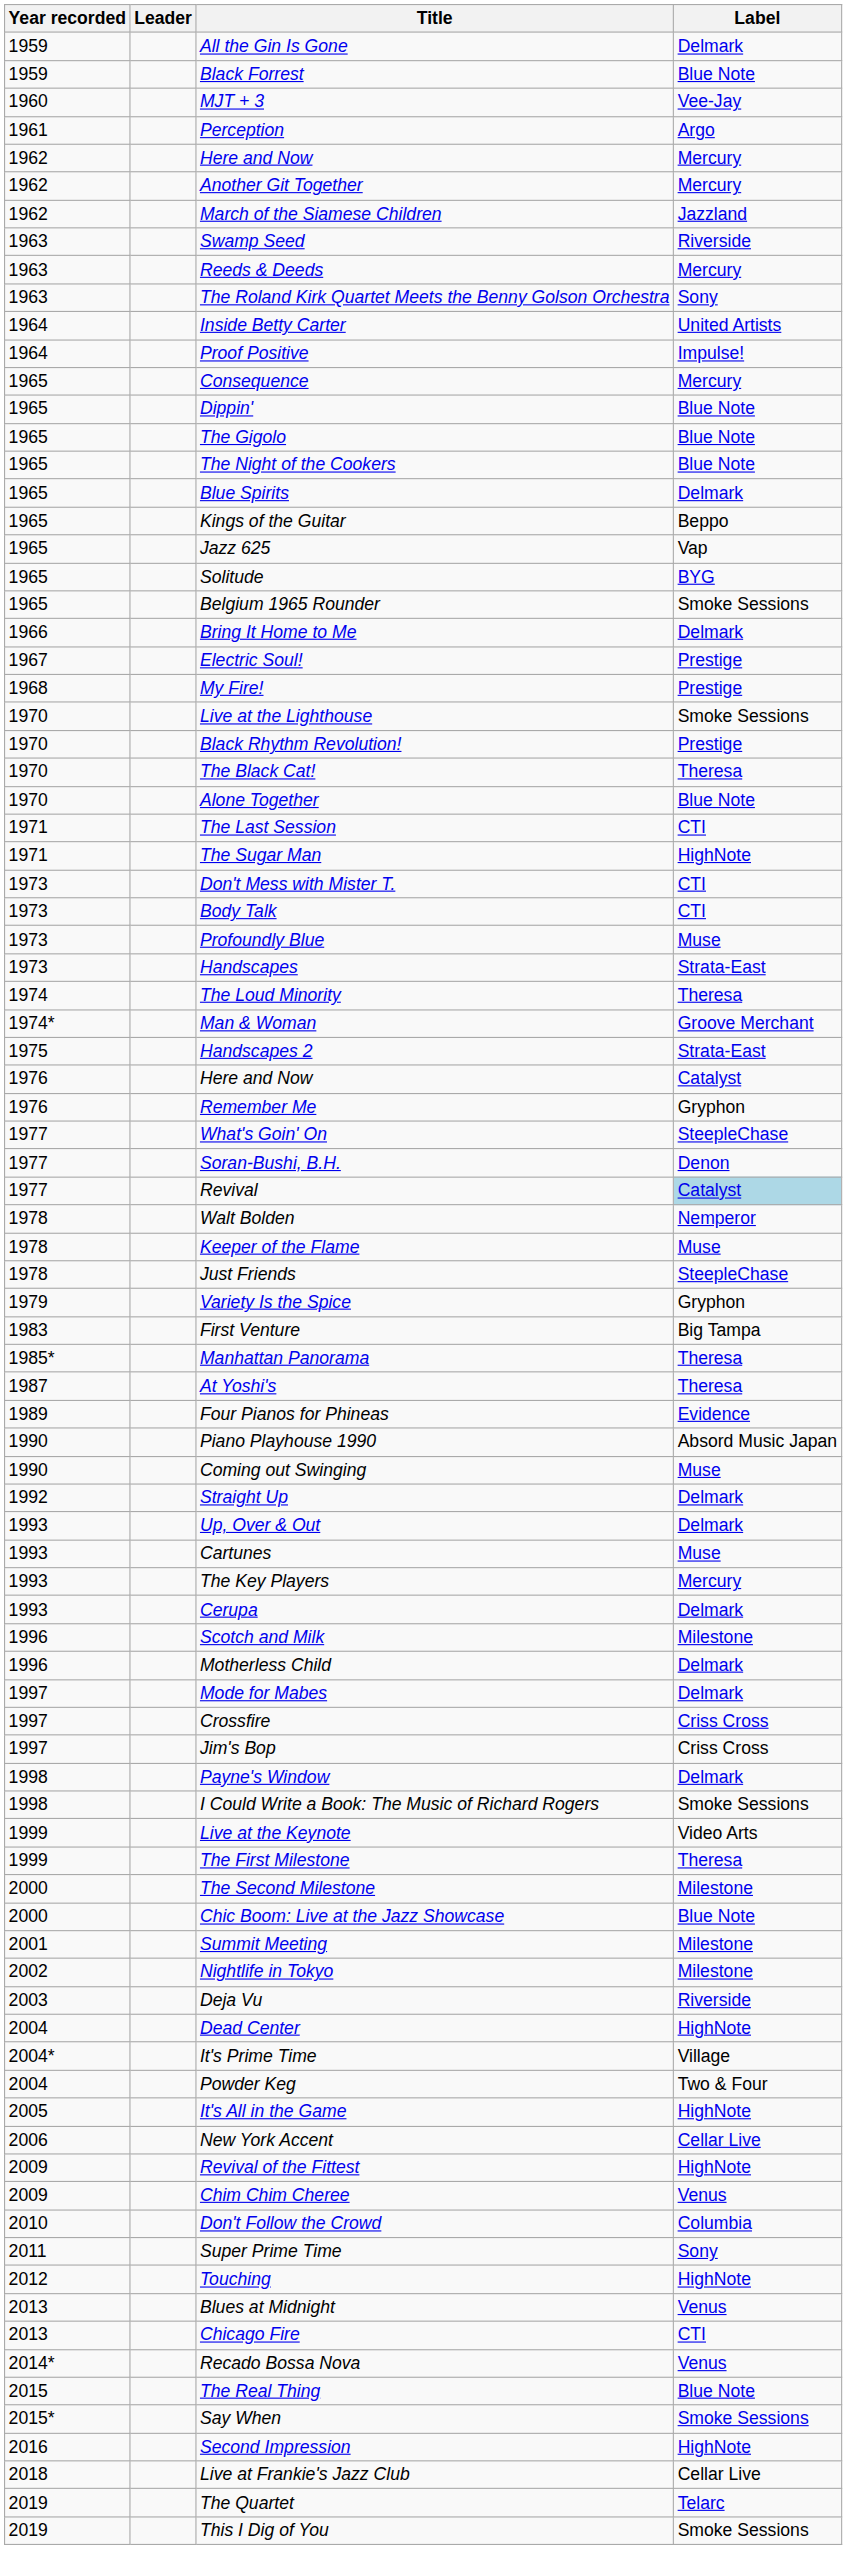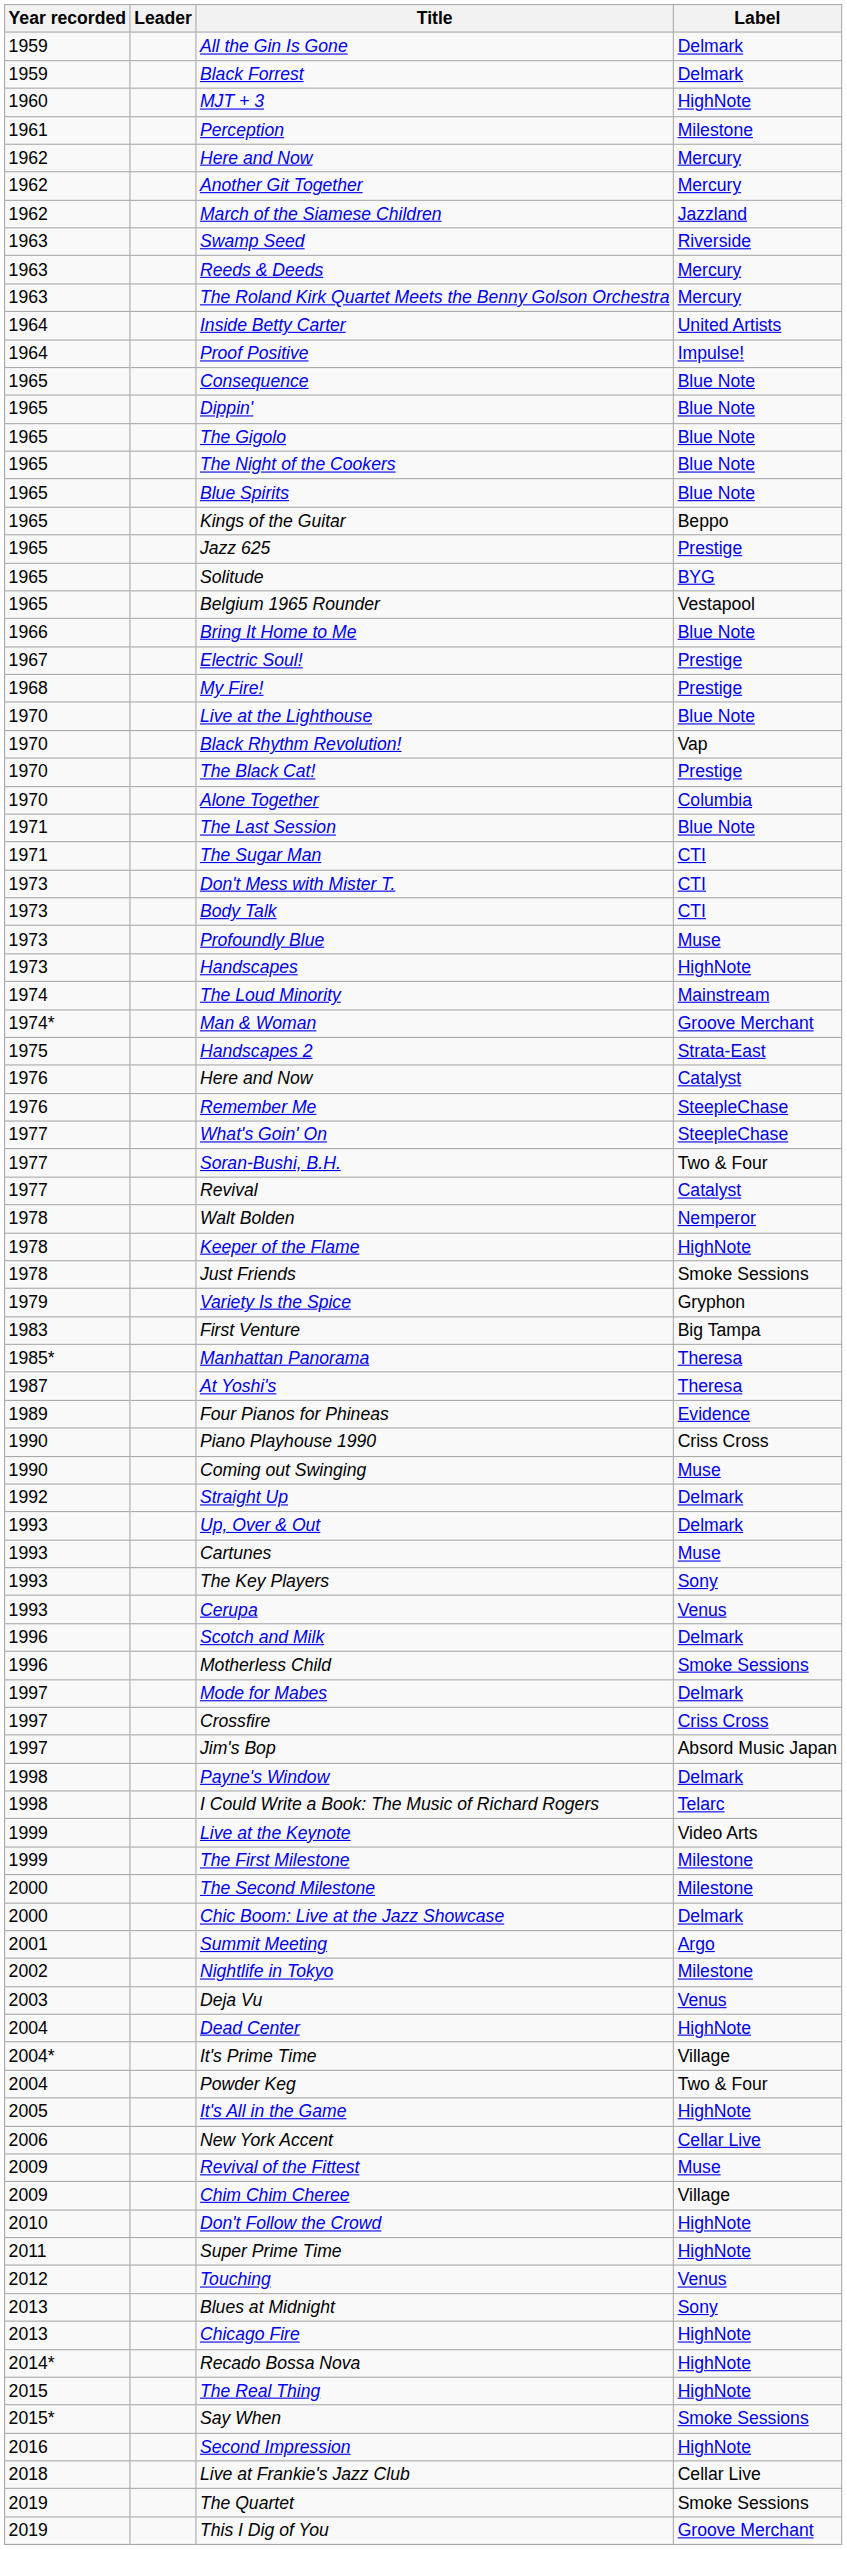(716, 74) Blue Note -> (710, 74) Delmark
(709, 102) Vee-Jay -> (714, 102) HighNote
(696, 130) Argo -> (715, 130) Milestone
(698, 297) Sony -> (709, 297) Mercury
(709, 381) Mercury -> (716, 381) Blue Note
(710, 492) Delmark -> (716, 492) Blue Note
(693, 548) Vap -> (710, 548) Prestige
(743, 604) Smoke Sessions -> (716, 604) Vestapool
(710, 632) Delmark -> (716, 632) Blue Note
(743, 716) Smoke Sessions -> (716, 716) Blue Note
(710, 744) Prestige -> (693, 744) Vap
(710, 772) Theresa -> (710, 772) Prestige
(716, 800) Blue Note -> (715, 800) Columbia
(692, 827) CTI -> (716, 827) Blue Note
(714, 855) HighNote -> (692, 855) CTI
(722, 967) Strata-East -> (714, 967) HighNote
(710, 995) Theresa -> (724, 995) Mainstream
(711, 1107) Gryphon -> (733, 1107) SteepleChase
(704, 1162) Denon -> (723, 1162) Two & Four
(709, 1190) lightblue background -> (709, 1190) no background
(699, 1246) Muse -> (714, 1246) HighNote
(733, 1274) SteepleChase -> (743, 1274) Smoke Sessions
(757, 1441) Absord Music Japan -> (723, 1441) Criss Cross
(709, 1581) Mercury -> (698, 1581) Sony
(710, 1609) Delmark -> (702, 1609) Venus
(715, 1637) Milestone -> (710, 1637) Delmark
(710, 1665) Delmark -> (743, 1665) Smoke Sessions
(723, 1749) Criss Cross -> (757, 1749) Absord Music Japan
(743, 1804) Smoke Sessions -> (701, 1804) Telarc
(710, 1860) Theresa -> (715, 1860) Milestone
(716, 1916) Blue Note -> (710, 1916) Delmark
(715, 1944) Milestone -> (696, 1944) Argo
(714, 2000) Riverside -> (702, 2000) Venus
(714, 2167) HighNote -> (699, 2167) Muse
(702, 2195) Venus -> (704, 2195) Village
(715, 2223) Columbia -> (714, 2223) HighNote
(698, 2251) Sony -> (714, 2251) HighNote
(714, 2279) HighNote -> (702, 2279) Venus
(702, 2307) Venus -> (698, 2307) Sony
(692, 2335) CTI -> (714, 2335) HighNote
(702, 2363) Venus -> (714, 2363) HighNote
(716, 2391) Blue Note -> (714, 2391) HighNote
(701, 2502) Telarc -> (743, 2502) Smoke Sessions
(743, 2530) Smoke Sessions -> (746, 2530) Groove Merchant
